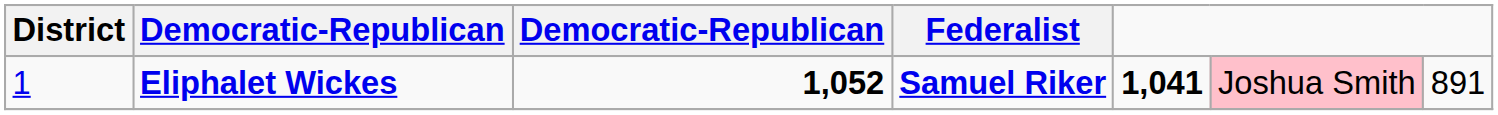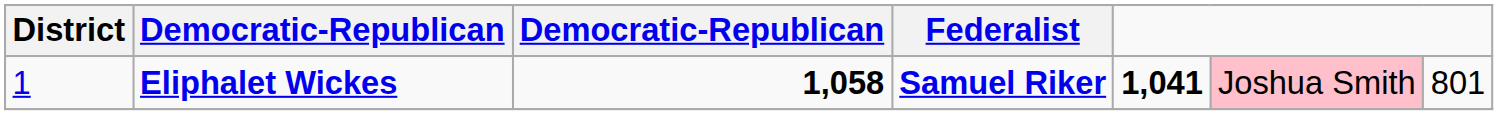(843, 82) 1,052 -> (843, 82) 1,058
(1458, 82) 891 -> (1458, 82) 801
